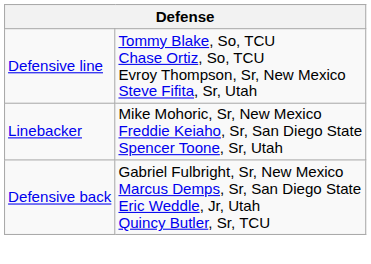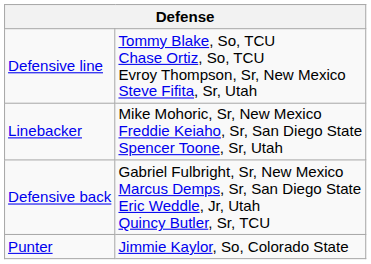+ row: (30, 247)
